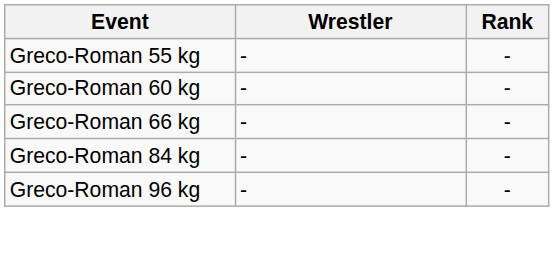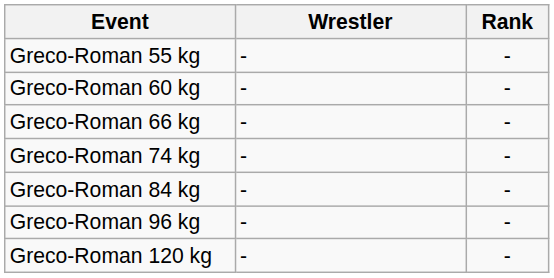+ row: (105, 156)
+ row: (111, 256)
